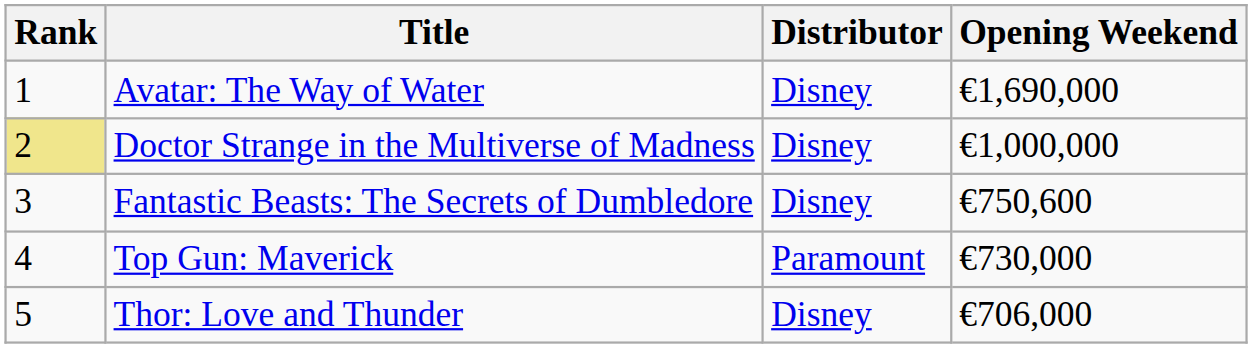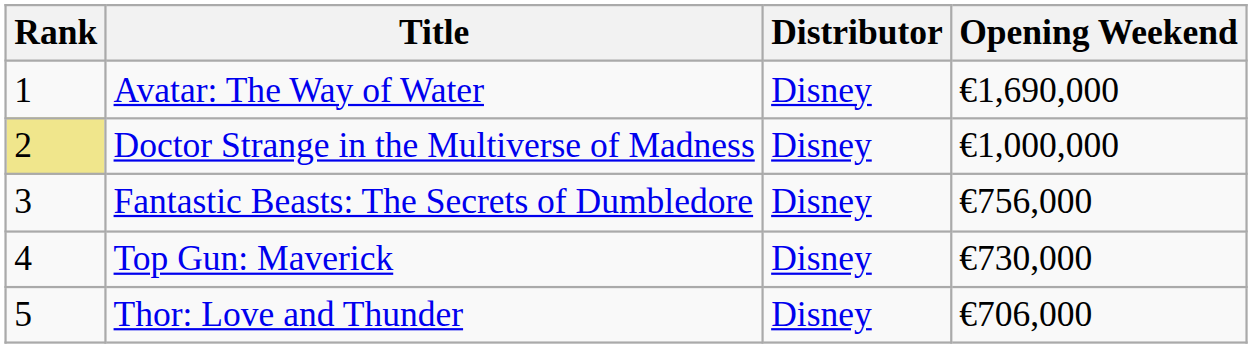(1026, 201) €750,600 -> (1026, 201) €756,000
(848, 257) Paramount -> (821, 257) Disney
